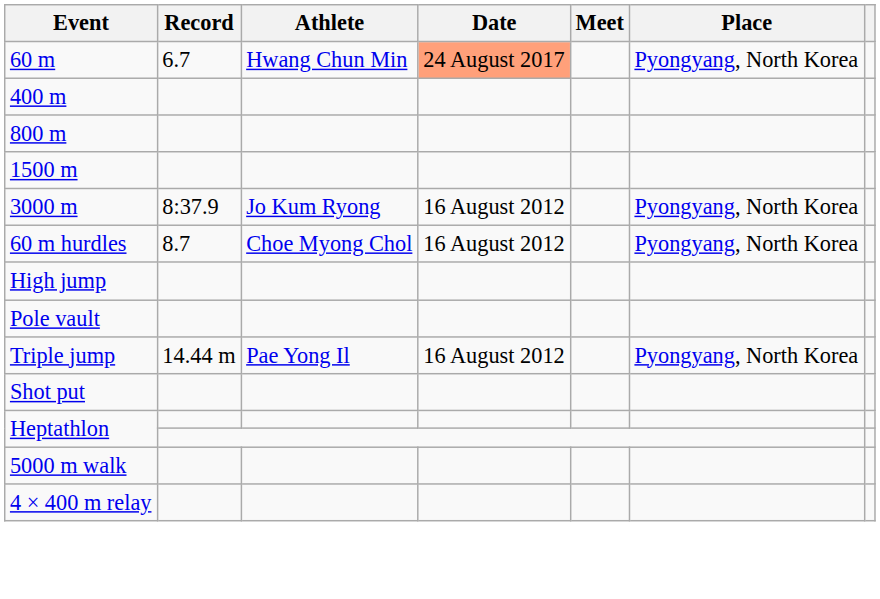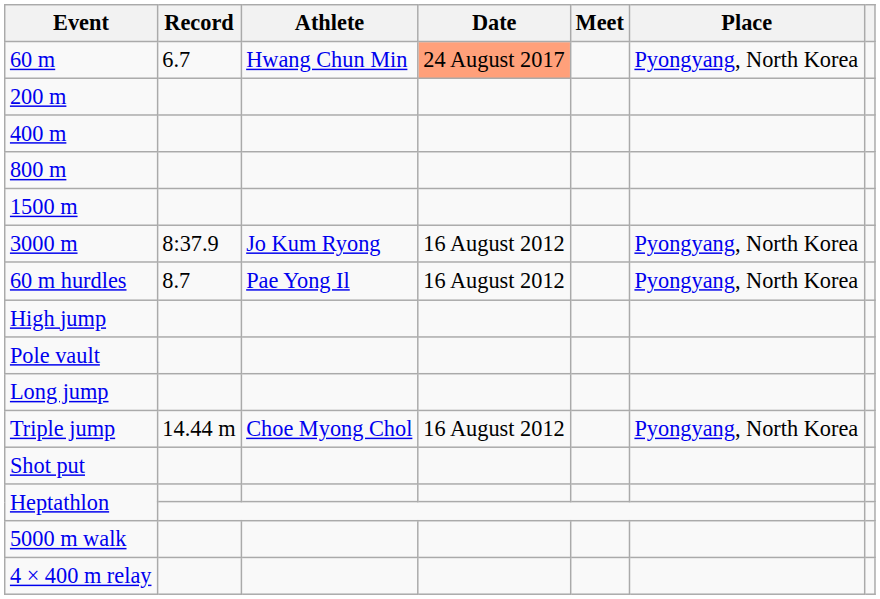+ row: (38, 96)
(329, 244) Choe Myong Chol -> (298, 281) Pae Yong Il
+ row: (59, 391)
(298, 354) Pae Yong Il -> (329, 428) Choe Myong Chol
